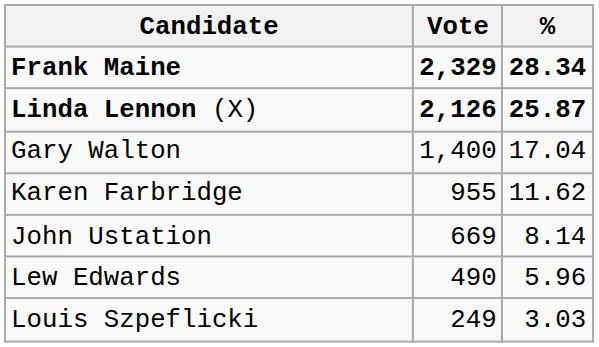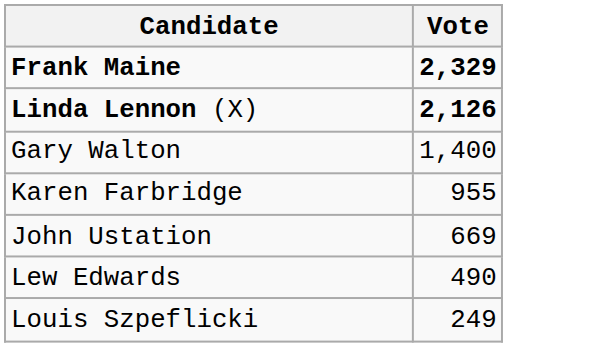- column: (547, 26)
